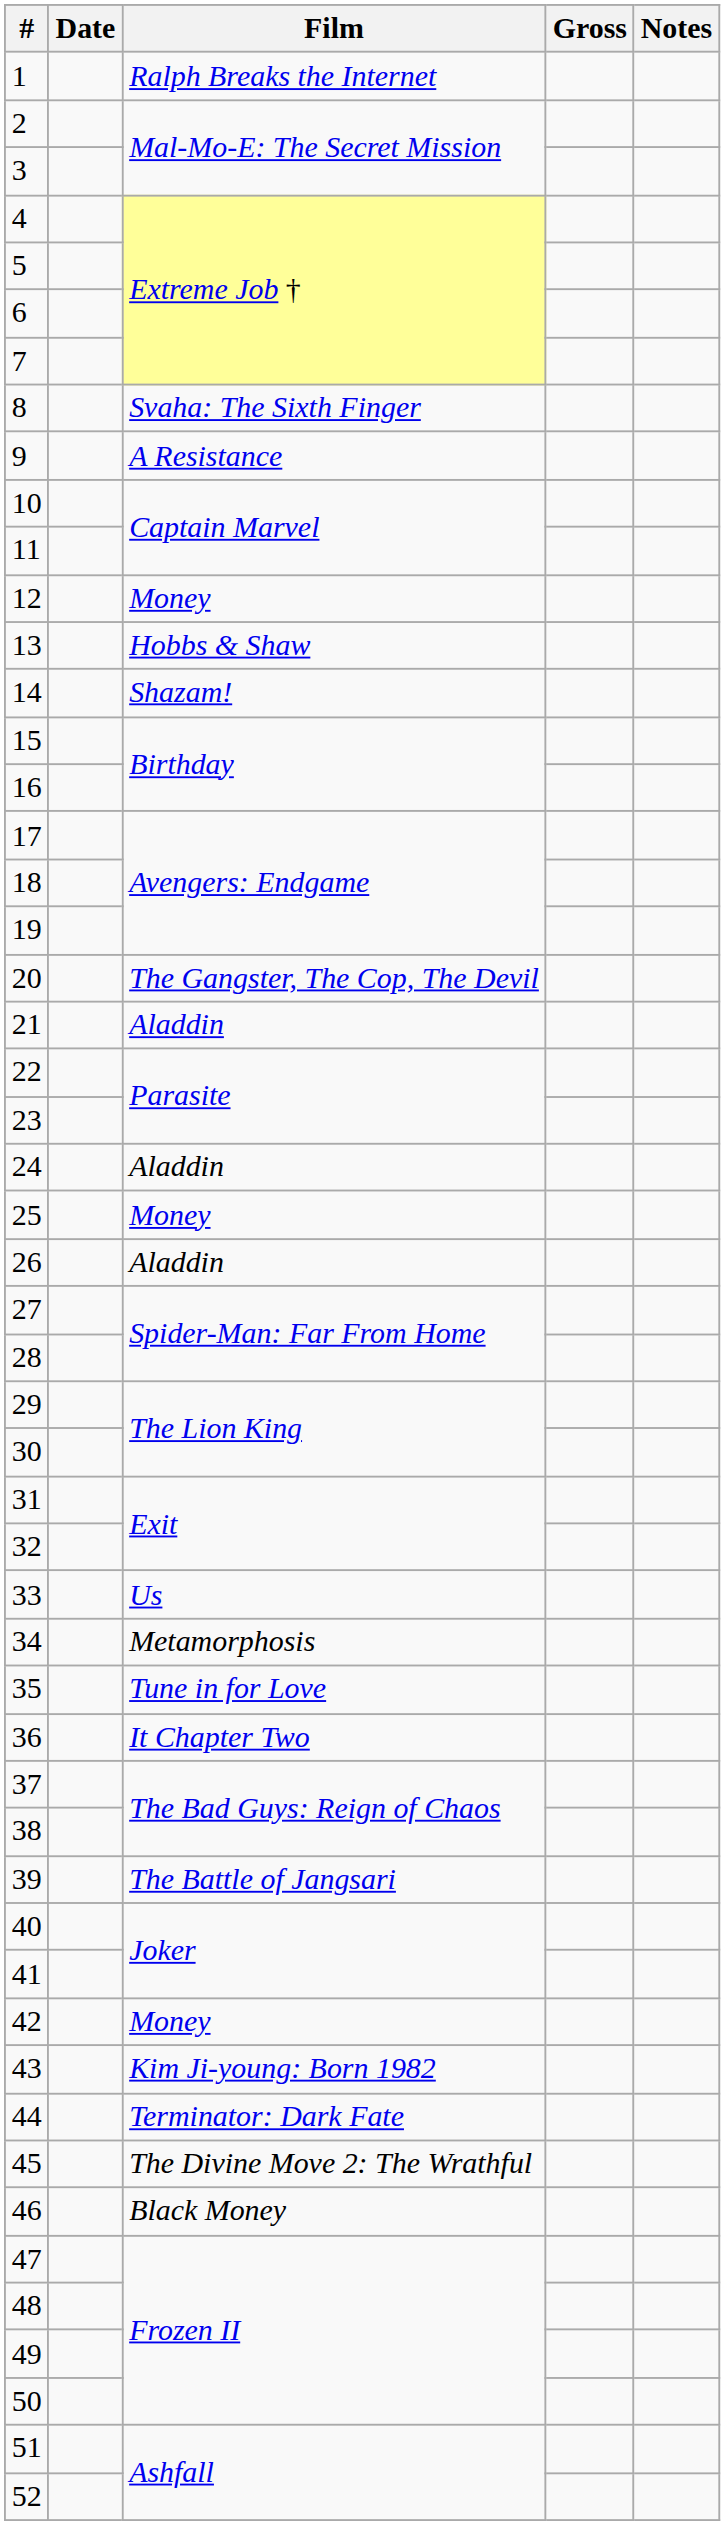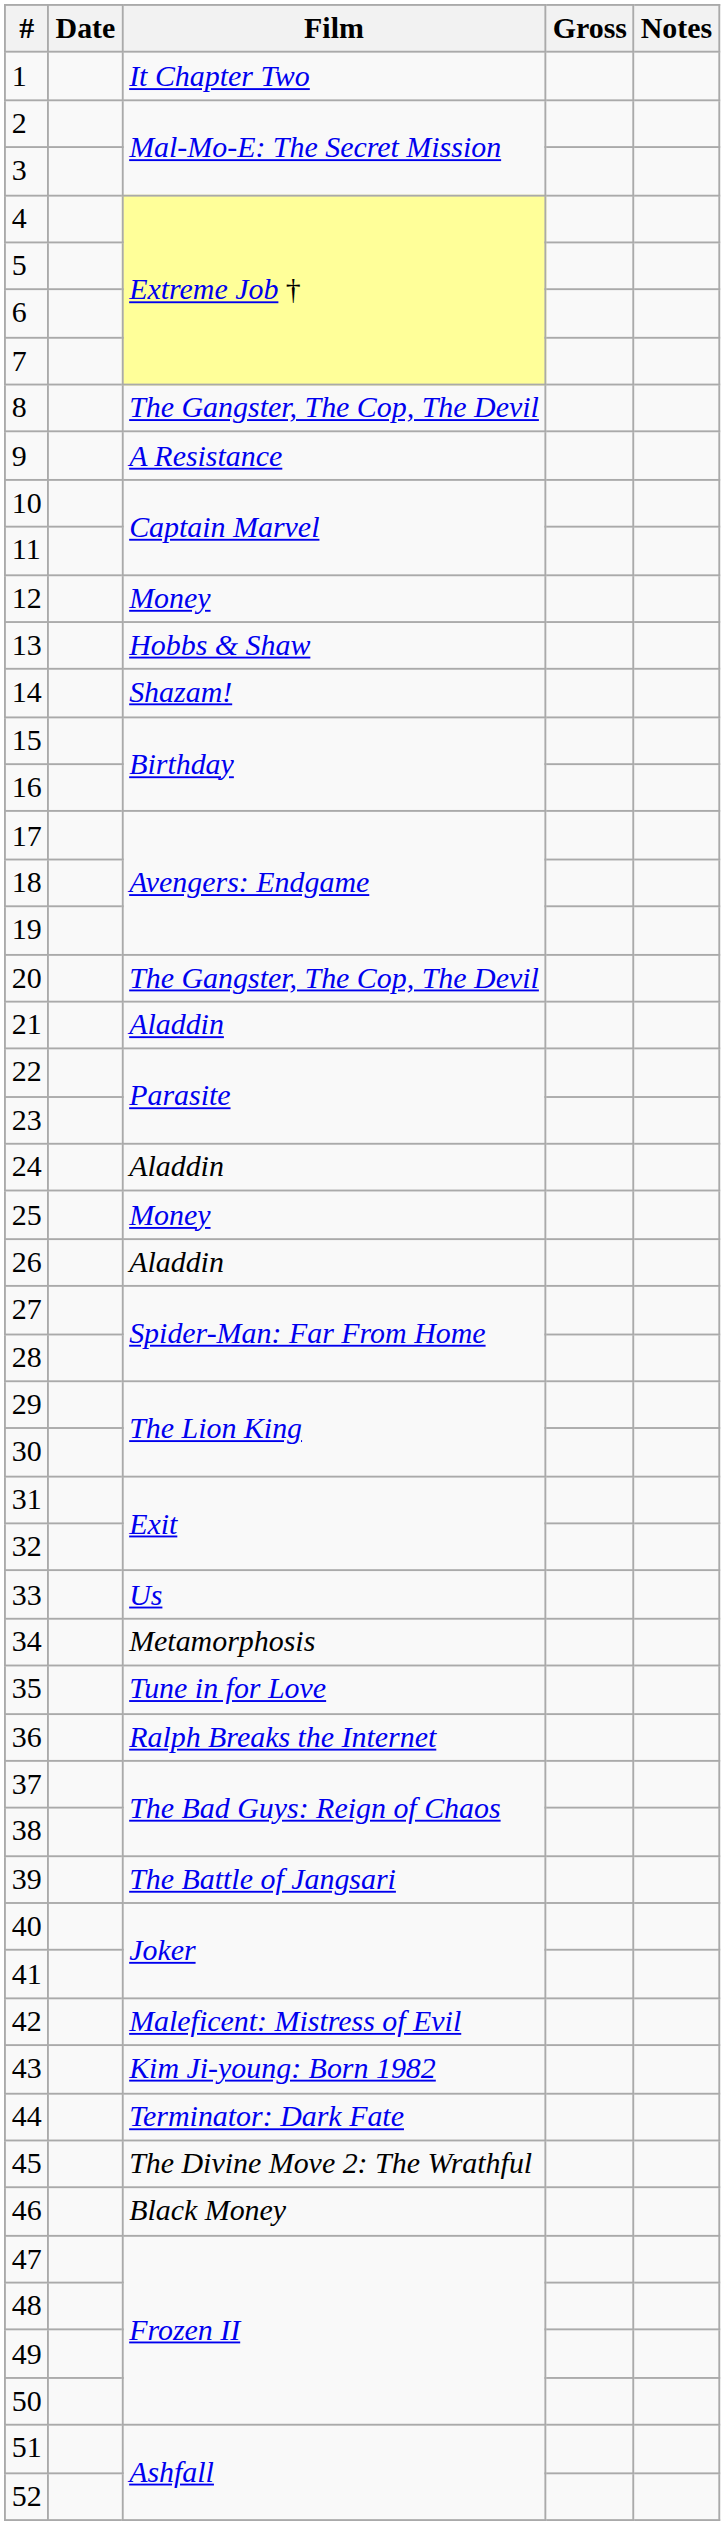(283, 75) Ralph Breaks the Internet -> (219, 75) It Chapter Two
(275, 407) Svaha: The Sixth Finger -> (334, 407) The Gangster, The Cop, The Devil
(219, 1736) It Chapter Two -> (283, 1736) Ralph Breaks the Internet
(170, 2021) Money -> (295, 2021) Maleficent: Mistress of Evil
